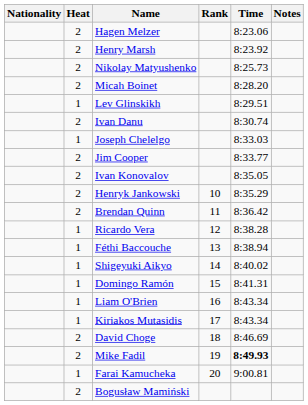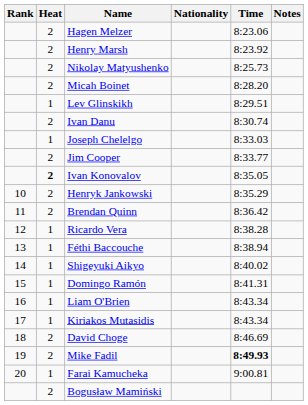columns swapped: (215, 13) <-> (34, 13)
(78, 175) normal -> (50, 175) bold
